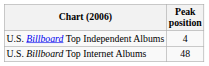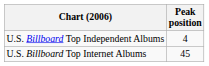(185, 54) 48 -> (185, 54) 45
